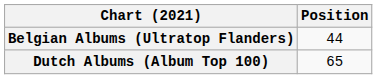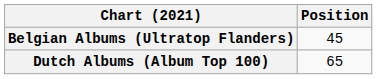(335, 39) 44 -> (335, 39) 45
